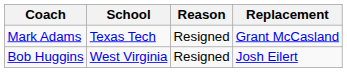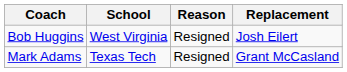rows swapped: (44, 36) <-> (46, 57)
